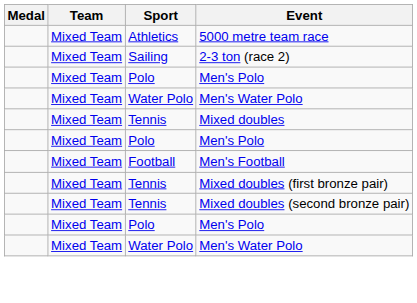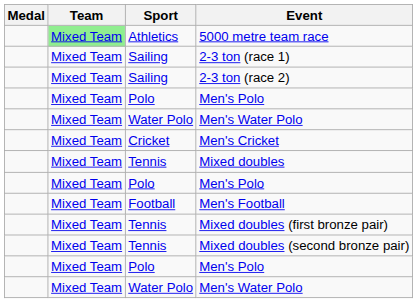(87, 36) no background -> (87, 36) lightgreen background
+ row: (148, 57)
+ row: (149, 141)
